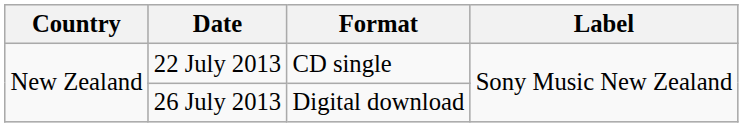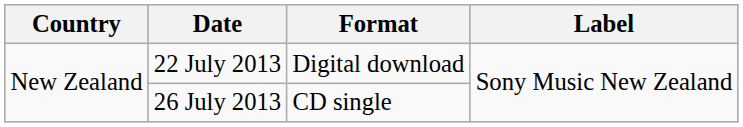(342, 63) CD single -> (378, 63) Digital download
(378, 102) Digital download -> (342, 102) CD single
